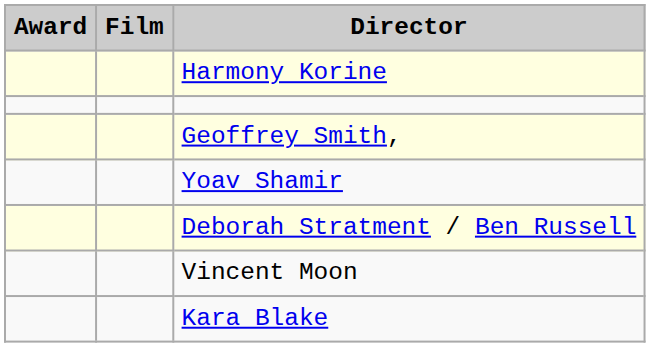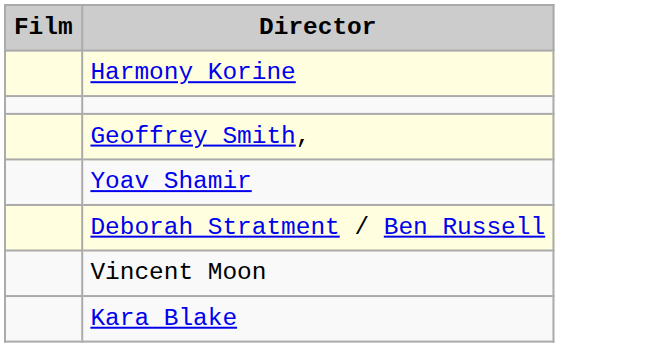- column: (51, 28)
